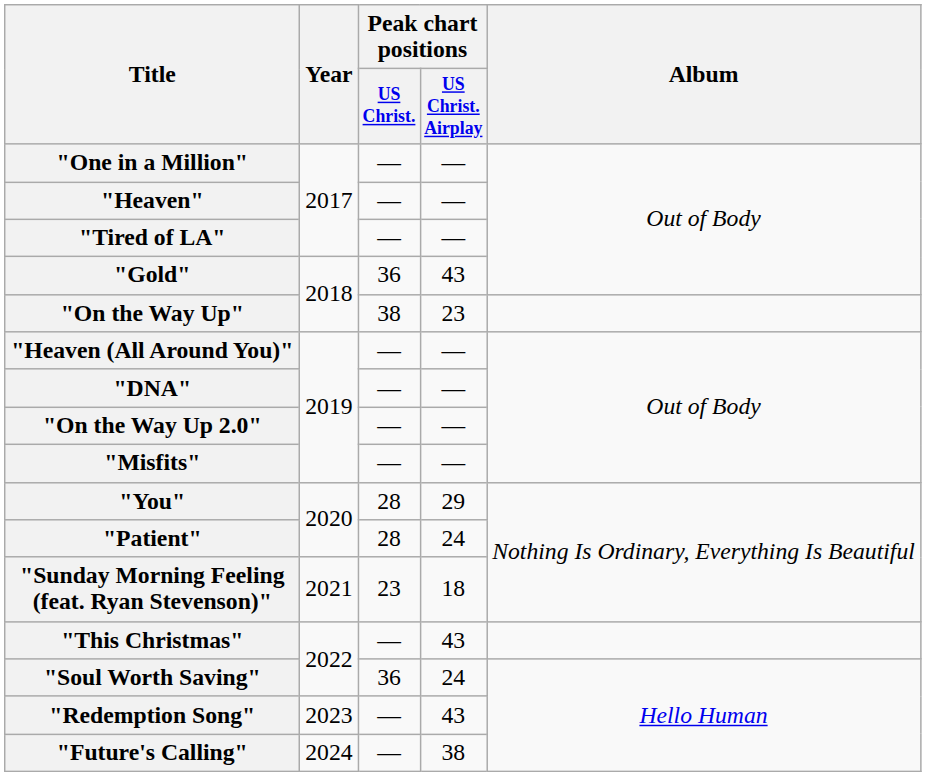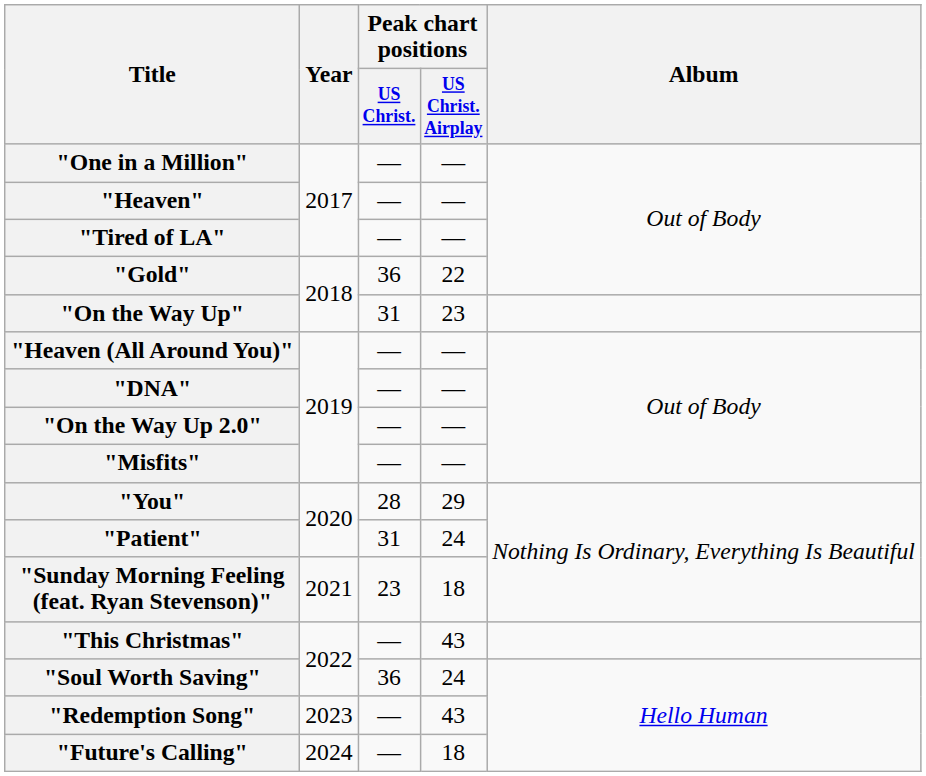(453, 275) 43 -> (453, 275) 22
(389, 312) 38 -> (389, 312) 31
(389, 538) 28 -> (389, 538) 31
(453, 752) 38 -> (453, 752) 18
